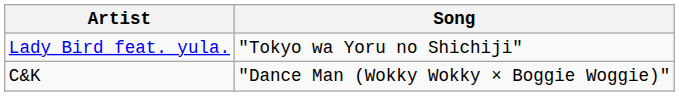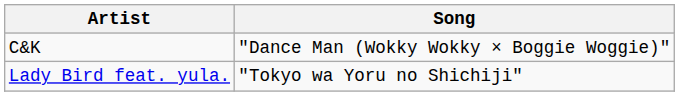rows swapped: (25, 76) <-> (119, 48)
